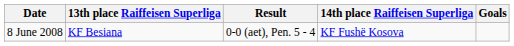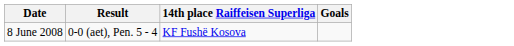- column: (144, 13)
